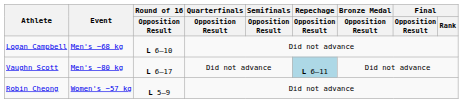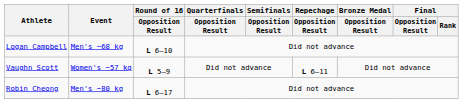(97, 67) Men's −80 kg -> (101, 67) Women's −57 kg
(159, 71) L 6–17 -> (159, 71) L 5–9
(315, 71) lightblue background -> (315, 71) no background
(101, 88) Women's −57 kg -> (97, 88) Men's −80 kg
(159, 92) L 5–9 -> (159, 92) L 6–17
